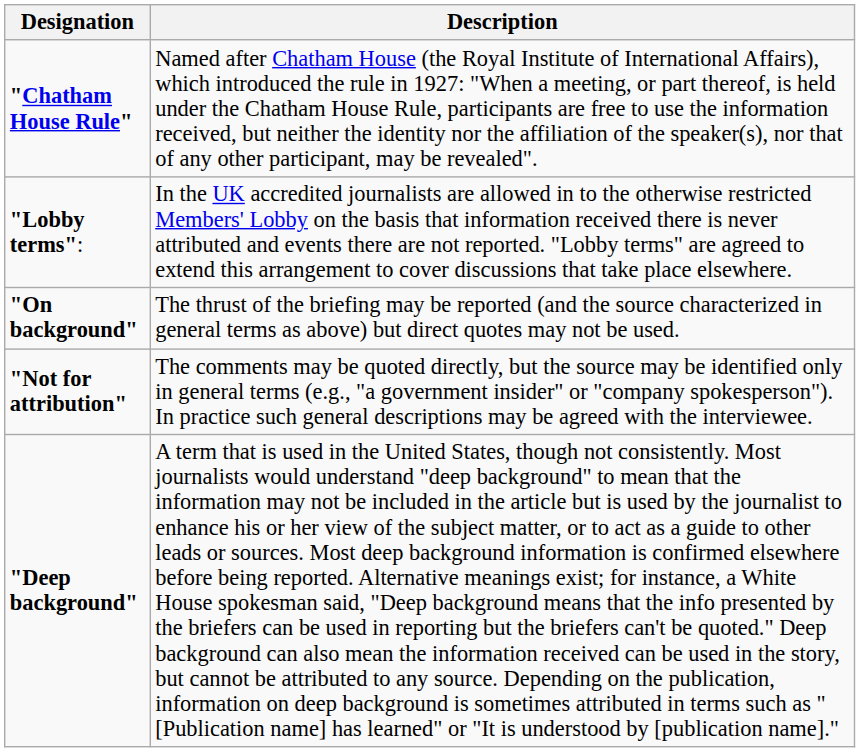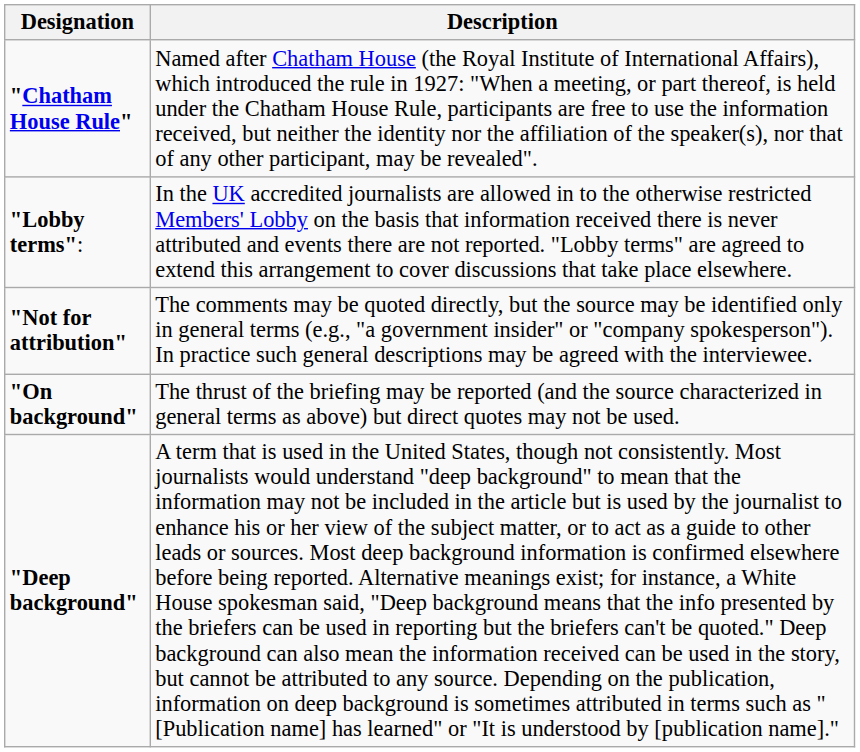rows swapped: (68, 391) <-> (74, 317)
